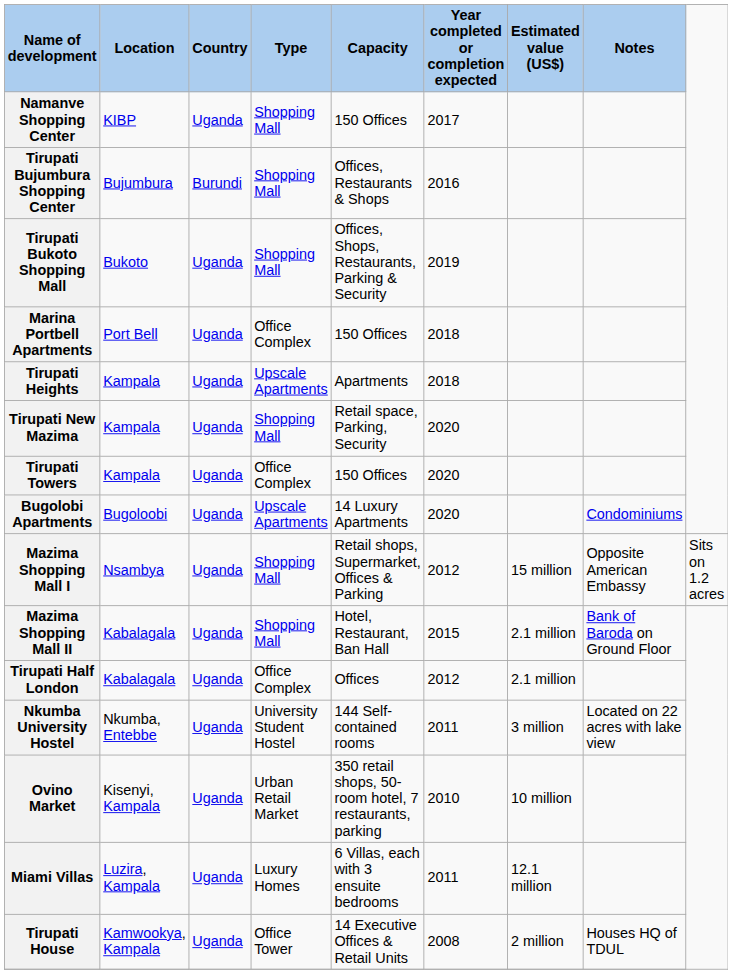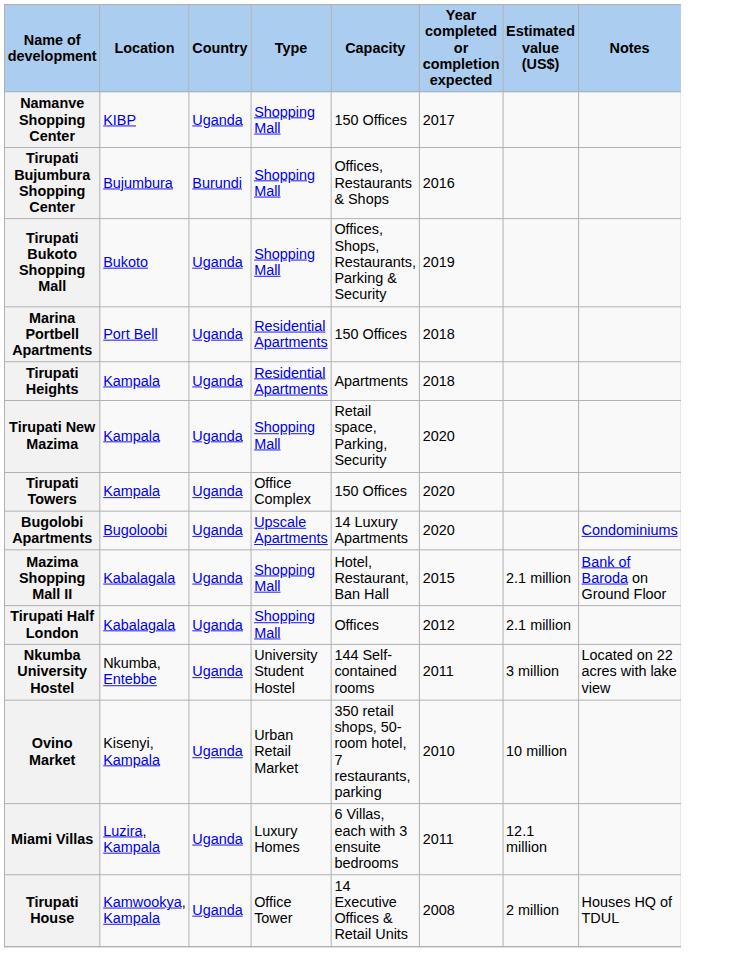(283, 334) Office Complex -> (291, 334) Residential Apartments
(291, 381) Upscale Apartments -> (291, 381) Residential Apartments
- row: (52, 569)
(283, 680) Office Complex -> (285, 624) Shopping Mall
